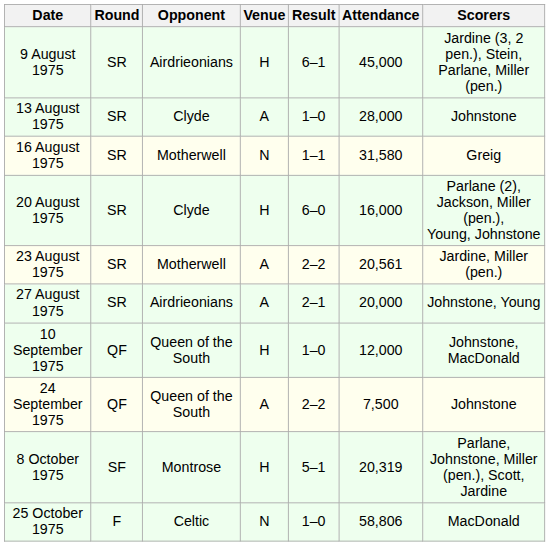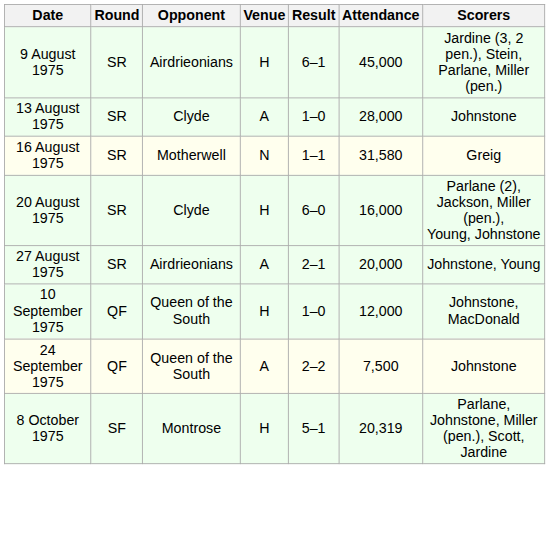- row: (48, 264)
- row: (48, 521)
